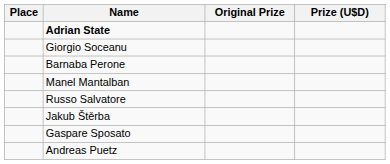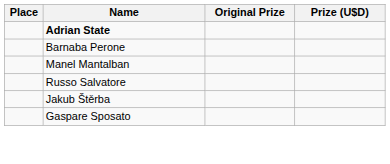- row: (86, 47)
- row: (82, 151)
